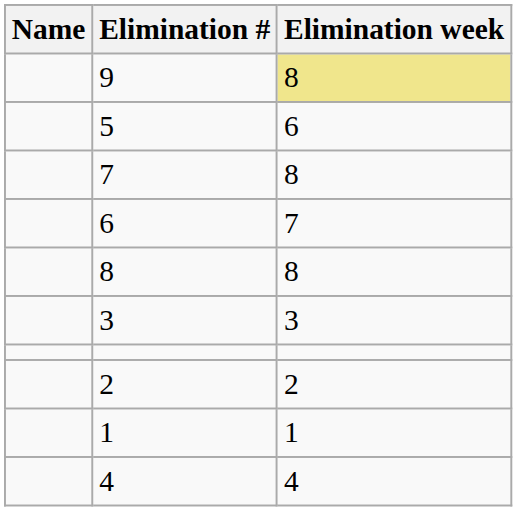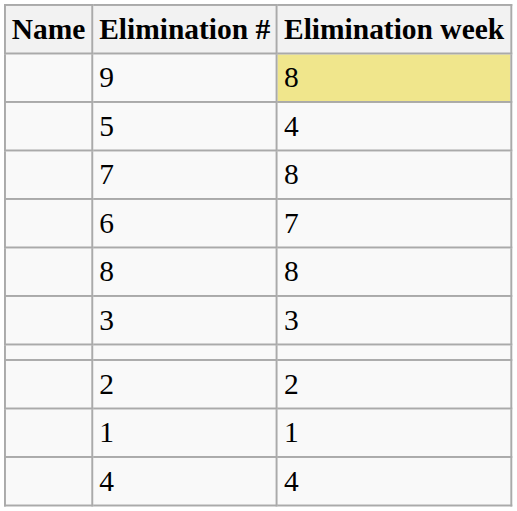(291, 126) 6 -> (291, 126) 4
